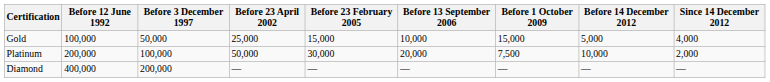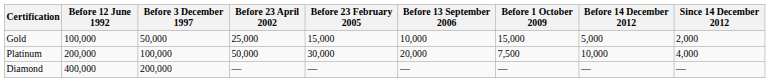(687, 38) 4,000 -> (687, 38) 2,000
(687, 54) 2,000 -> (687, 54) 4,000
